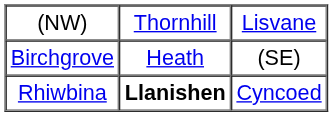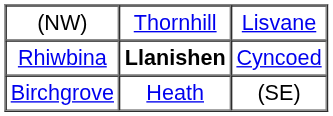rows swapped: (62, 92) <-> (62, 57)
